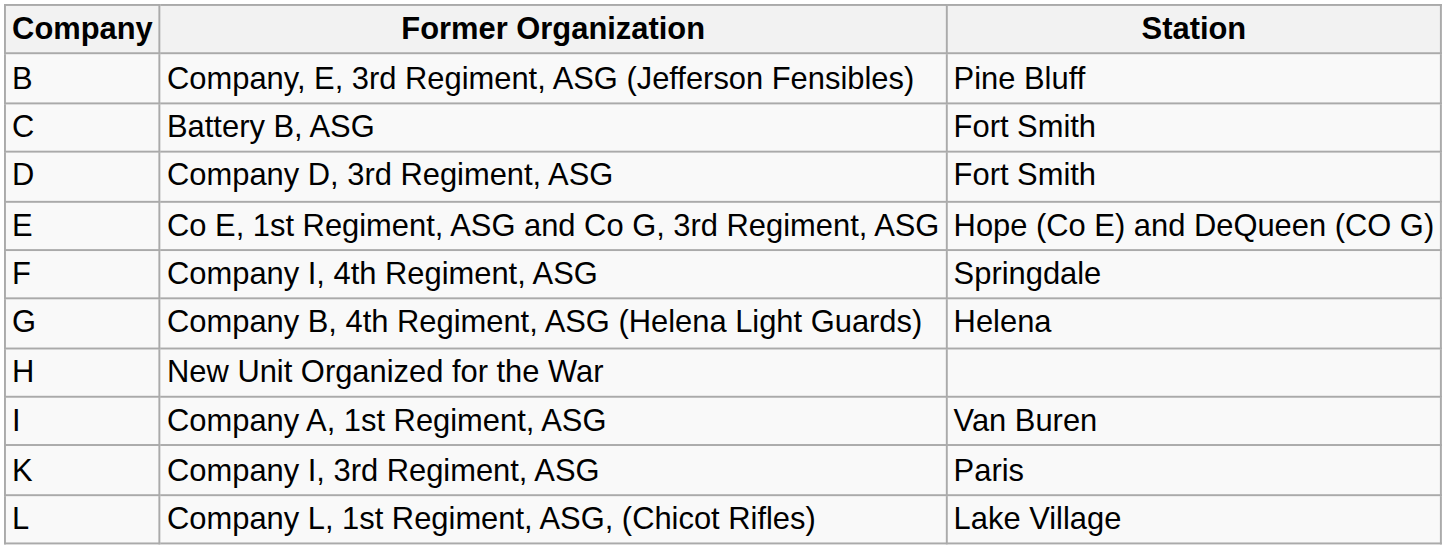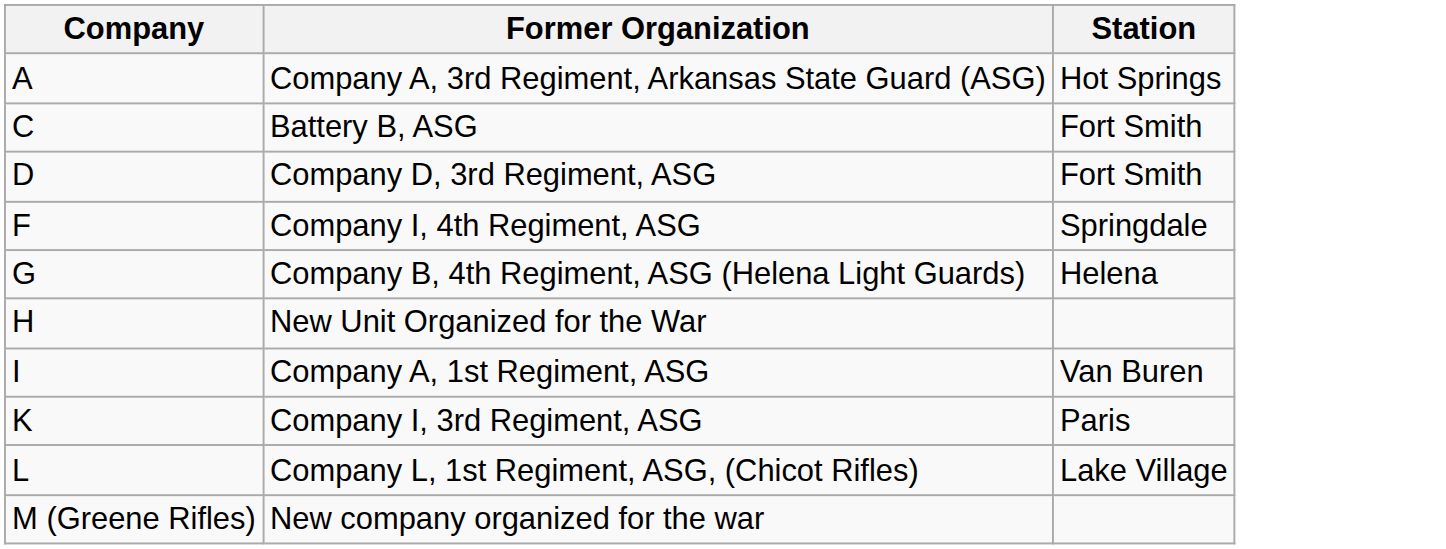+ row: (658, 77)
- row: (541, 77)
- row: (553, 224)
+ row: (517, 518)
